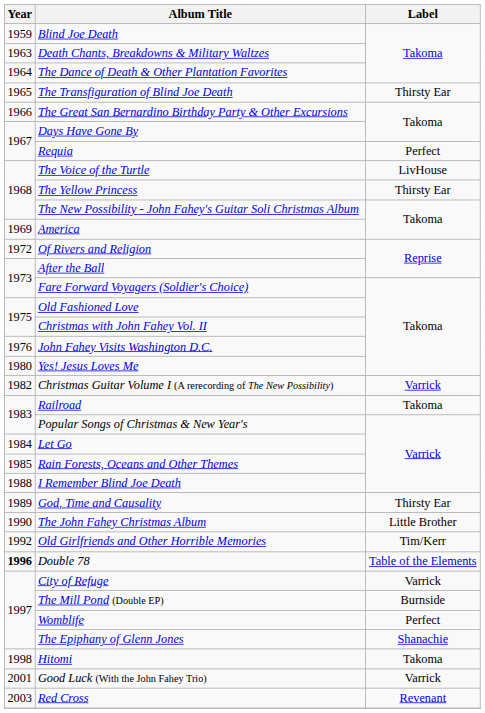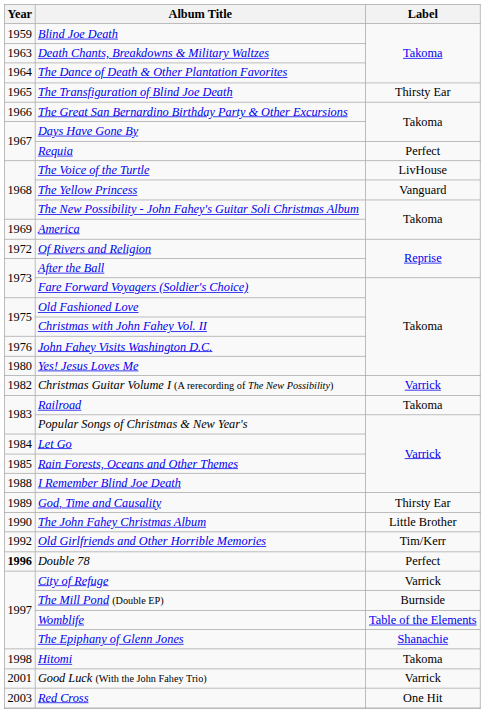(423, 190) Thirsty Ear -> (423, 190) Vanguard
(423, 561) Table of the Elements -> (423, 561) Perfect
(423, 619) Perfect -> (423, 619) Table of the Elements
(423, 698) Revenant -> (423, 698) One Hit
